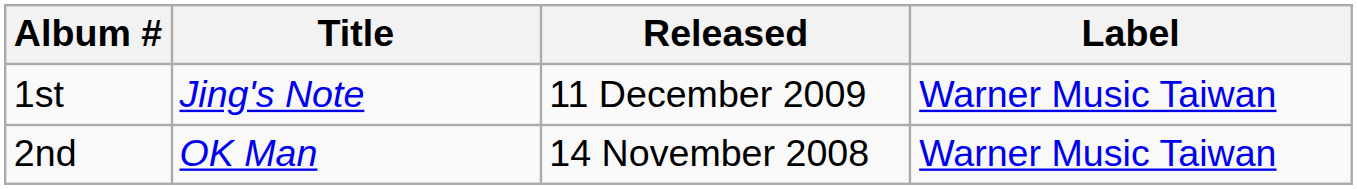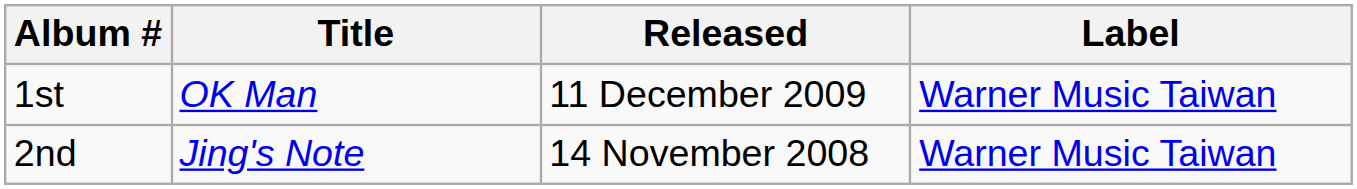(272, 93) Jing's Note -> (248, 93) OK Man
(248, 153) OK Man -> (272, 153) Jing's Note
